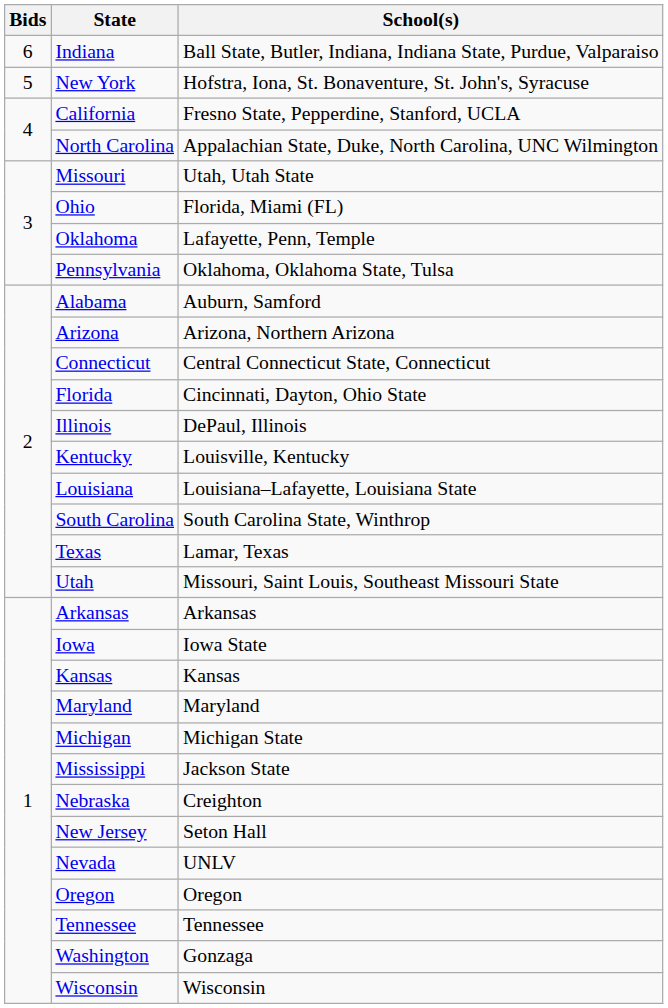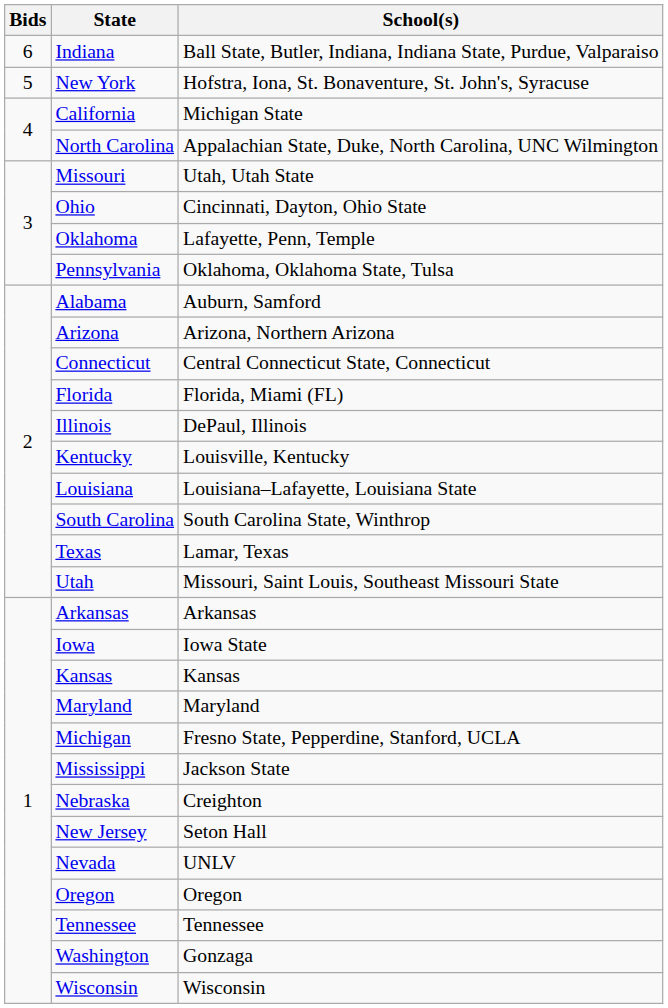(352, 113) Fresno State, Pepperdine, Stanford, UCLA -> (243, 113) Michigan State
(263, 207) Florida, Miami (FL) -> (305, 207) Cincinnati, Dayton, Ohio State
(305, 394) Cincinnati, Dayton, Ohio State -> (263, 394) Florida, Miami (FL)
(243, 737) Michigan State -> (352, 737) Fresno State, Pepperdine, Stanford, UCLA
